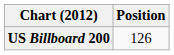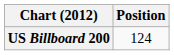(141, 38) 126 -> (141, 38) 124
